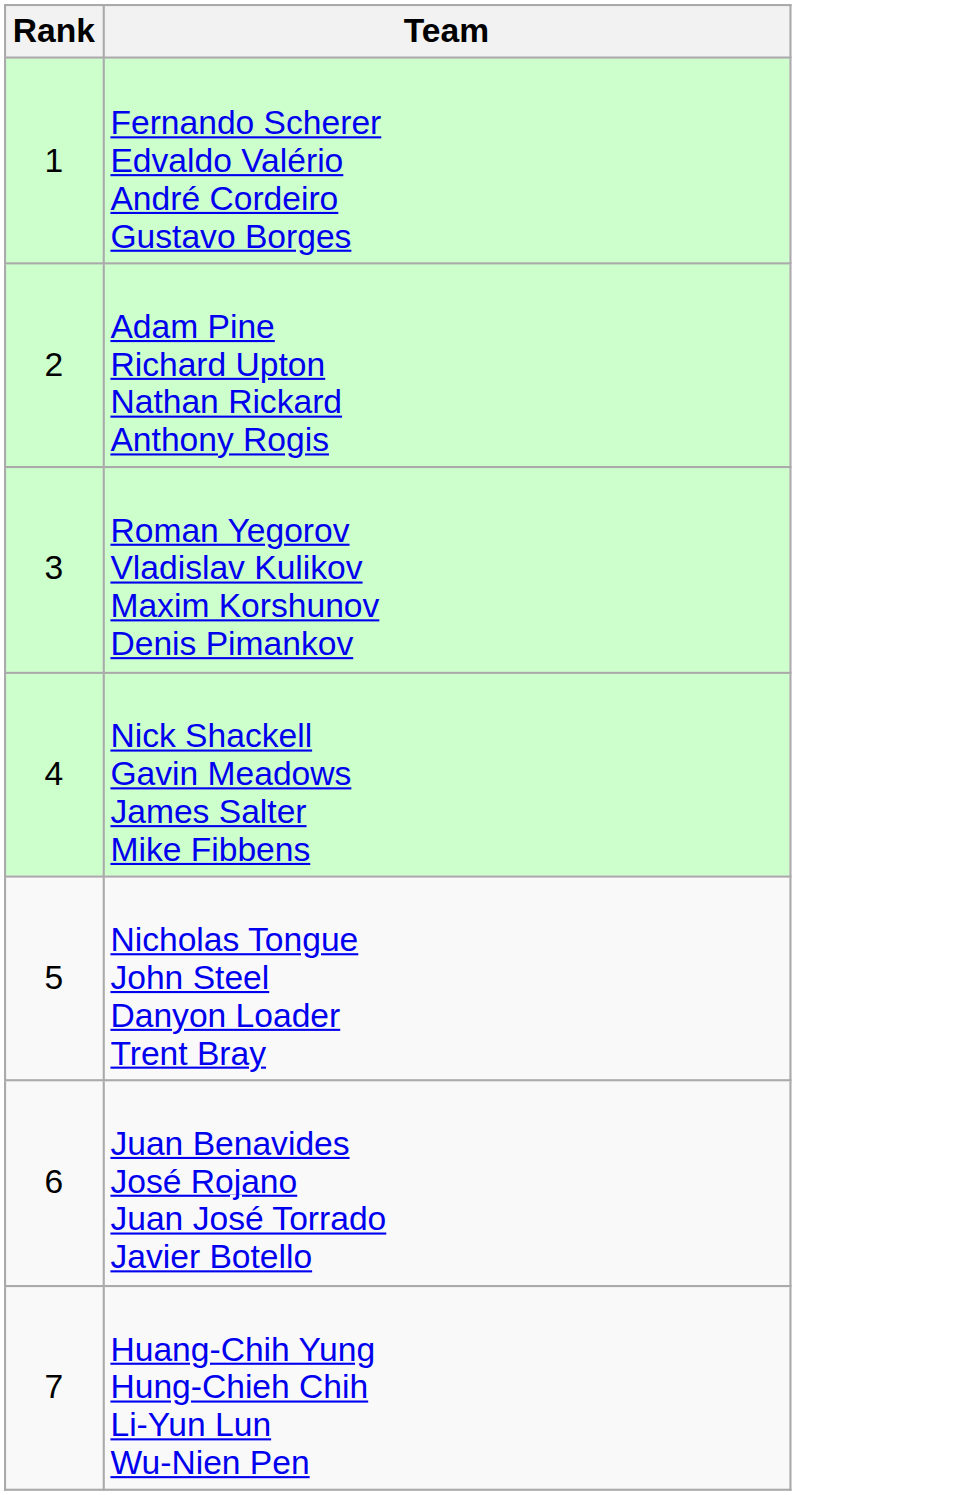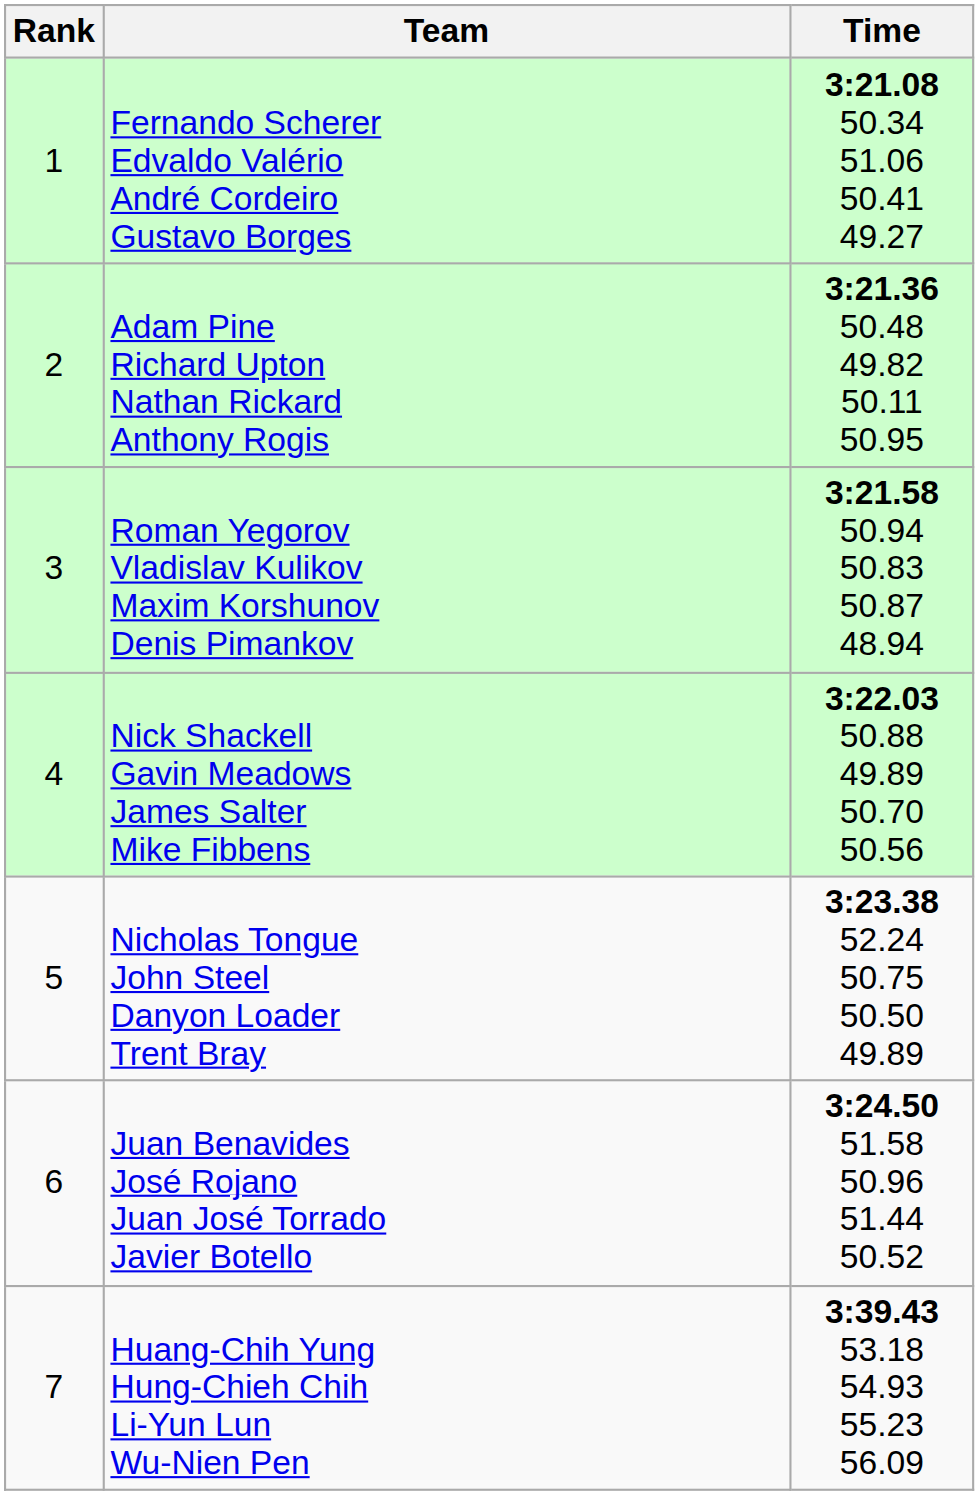+ column: (882, 31)
